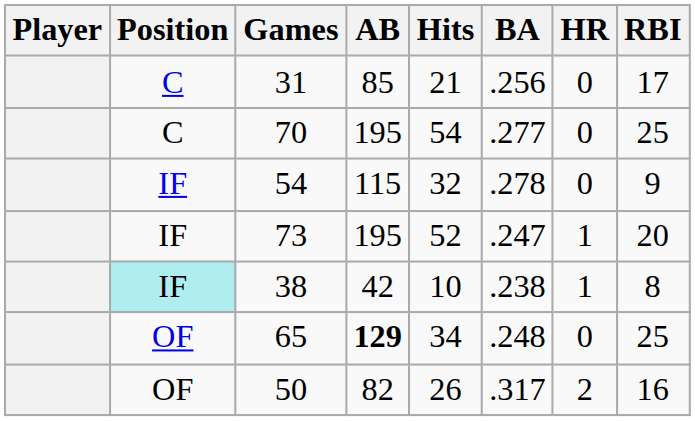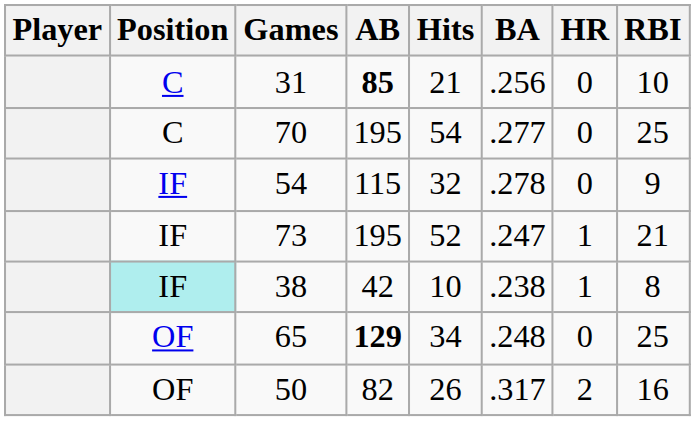(378, 81) normal -> (378, 81) bold
(653, 81) 17 -> (653, 81) 10
(653, 235) 20 -> (653, 235) 21
